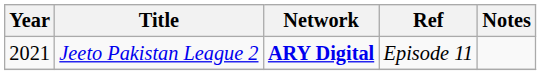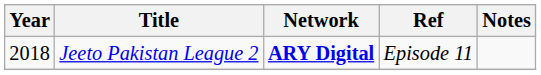(30, 52) 2021 -> (30, 52) 2018
